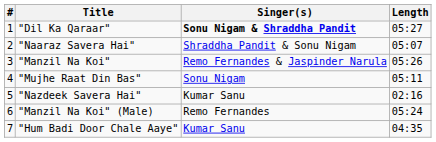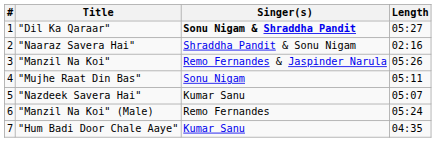(407, 46) 05:07 -> (407, 46) 02:16
(407, 96) 02:16 -> (407, 96) 05:07
